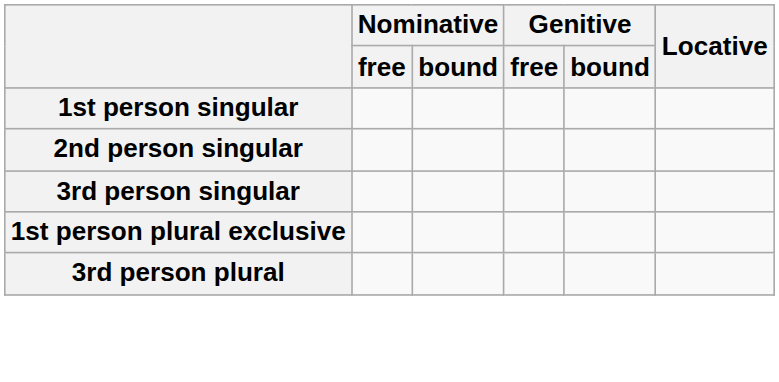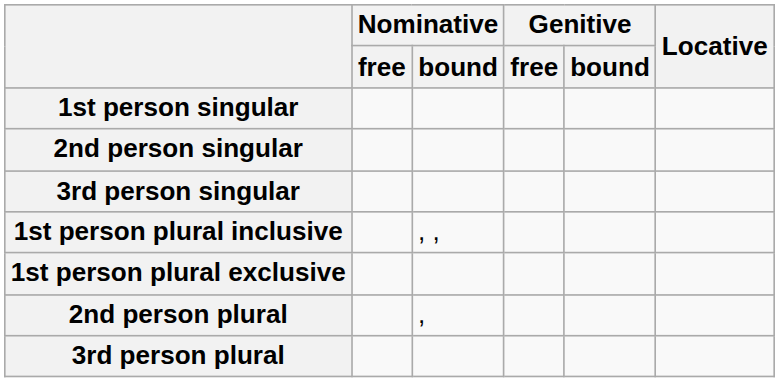+ row: (178, 231)
+ row: (178, 314)
